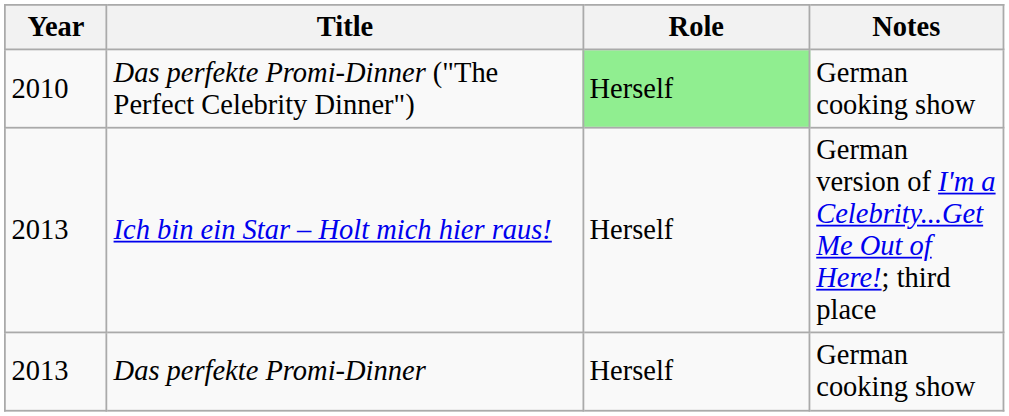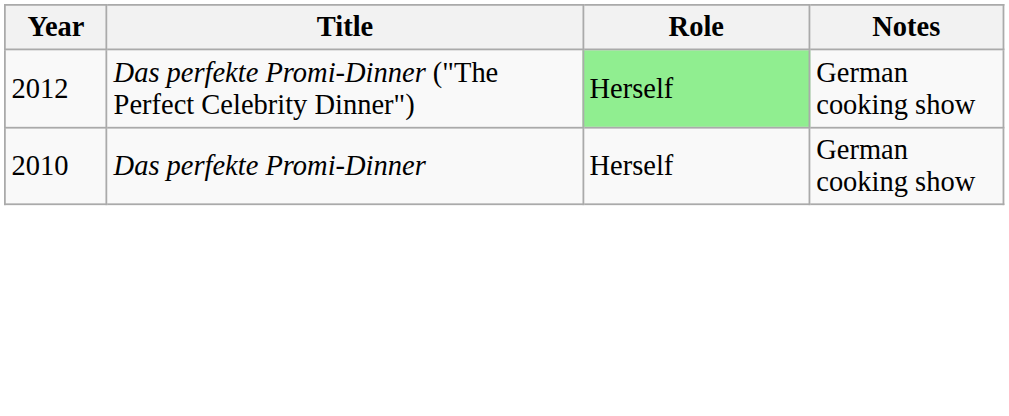(40, 88) 2010 -> (40, 88) 2012
- row: (333, 229)
(40, 370) 2013 -> (40, 165) 2010
